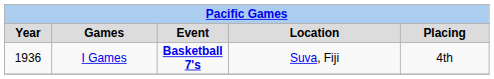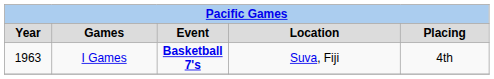(28, 59) 1936 -> (28, 59) 1963
